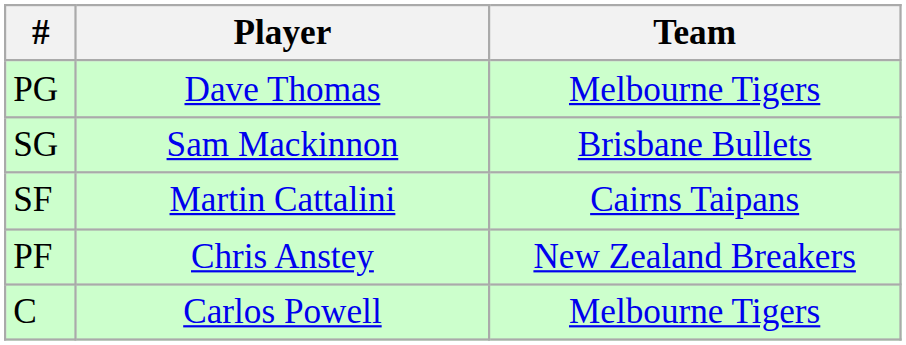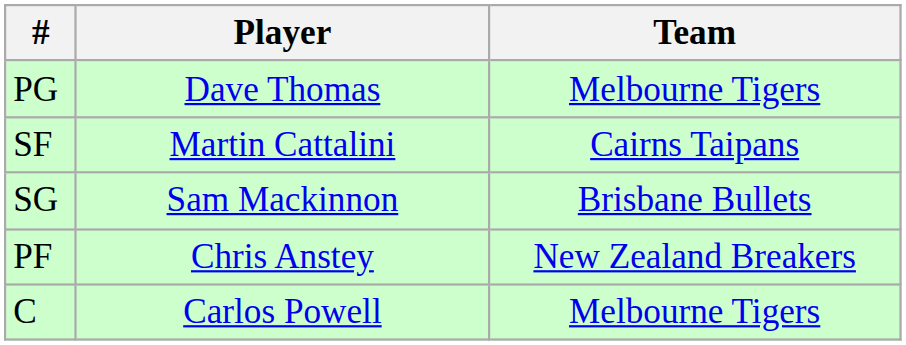rows swapped: (36, 144) <-> (33, 199)
